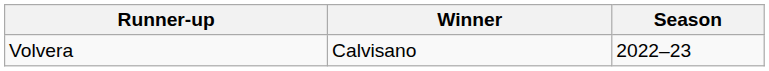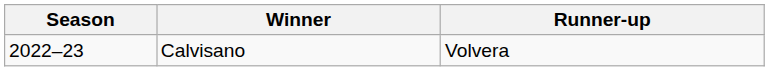columns swapped: (688, 19) <-> (166, 19)
